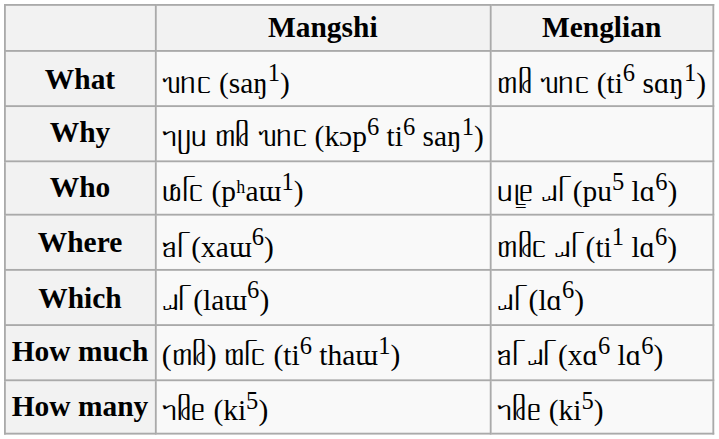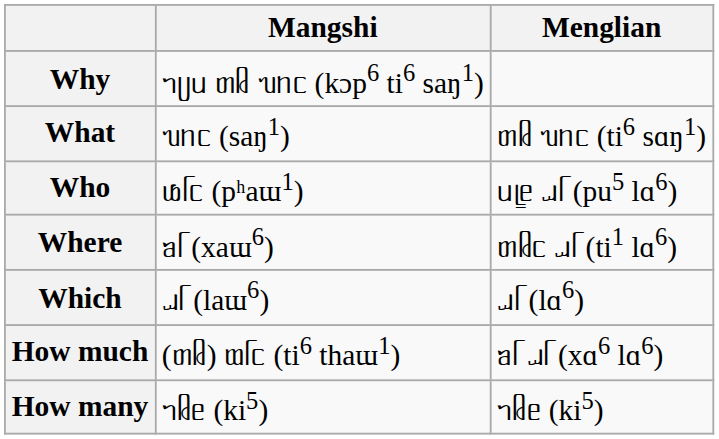rows swapped: (80, 78) <-> (80, 133)
